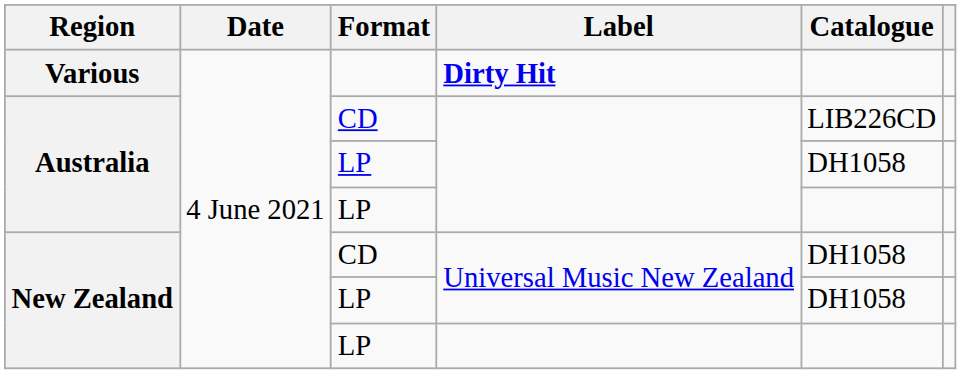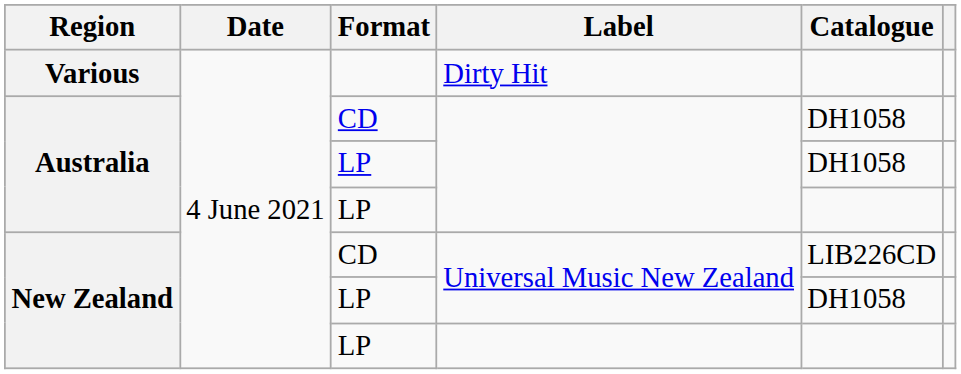(499, 72) bold -> (495, 72) normal
(872, 118) LIB226CD -> (857, 118) DH1058
(857, 254) DH1058 -> (872, 254) LIB226CD
